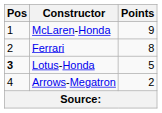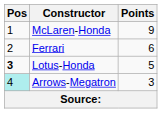(151, 48) 8 -> (151, 48) 6
(10, 83) no background -> (10, 83) paleturquoise background
(151, 83) 2 -> (151, 83) 3
